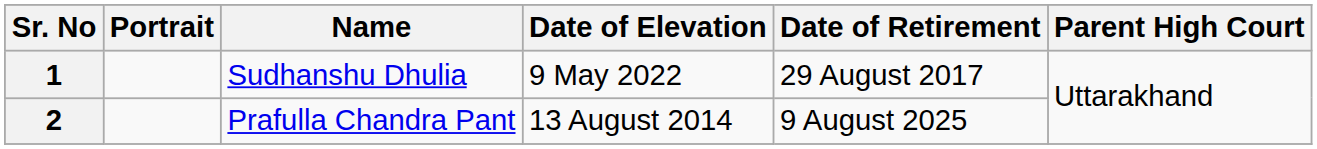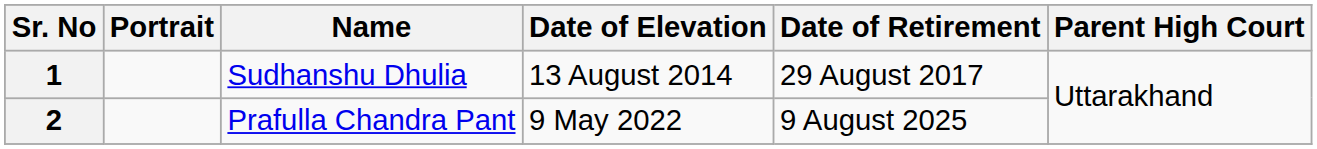(606, 74) 9 May 2022 -> (631, 74) 13 August 2014
(631, 120) 13 August 2014 -> (606, 120) 9 May 2022
